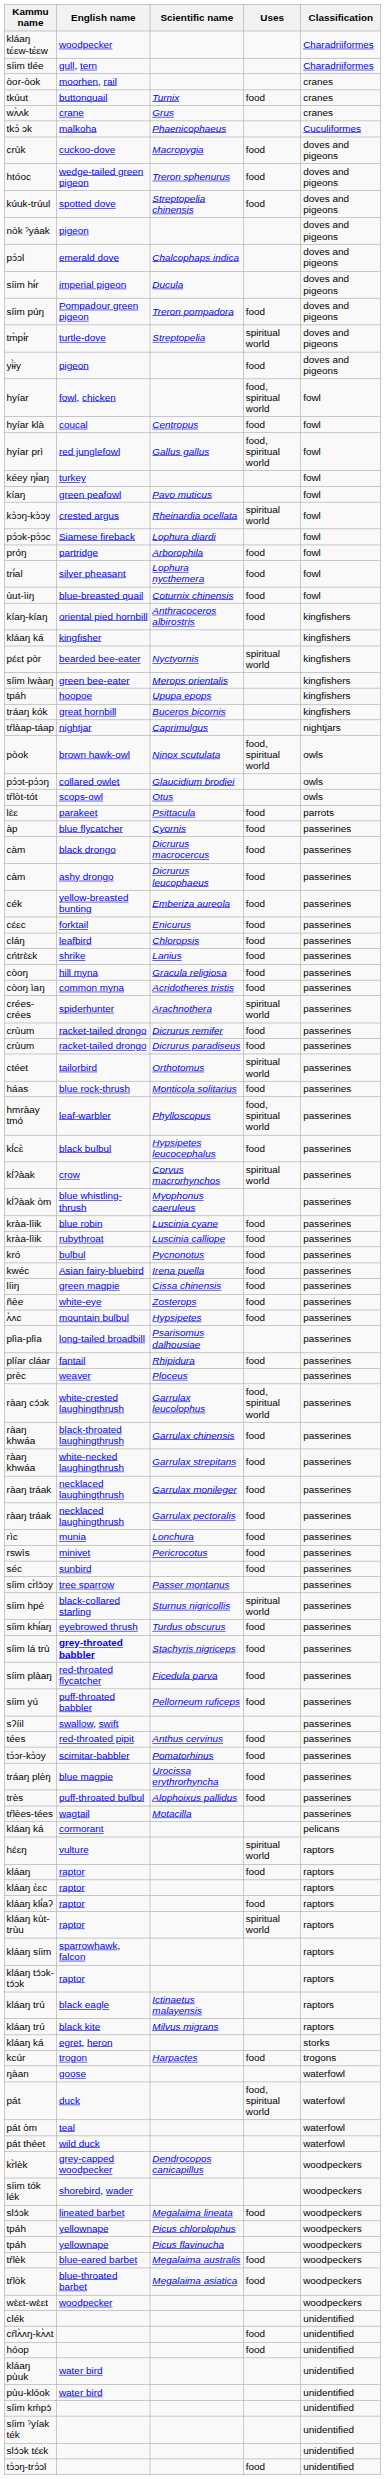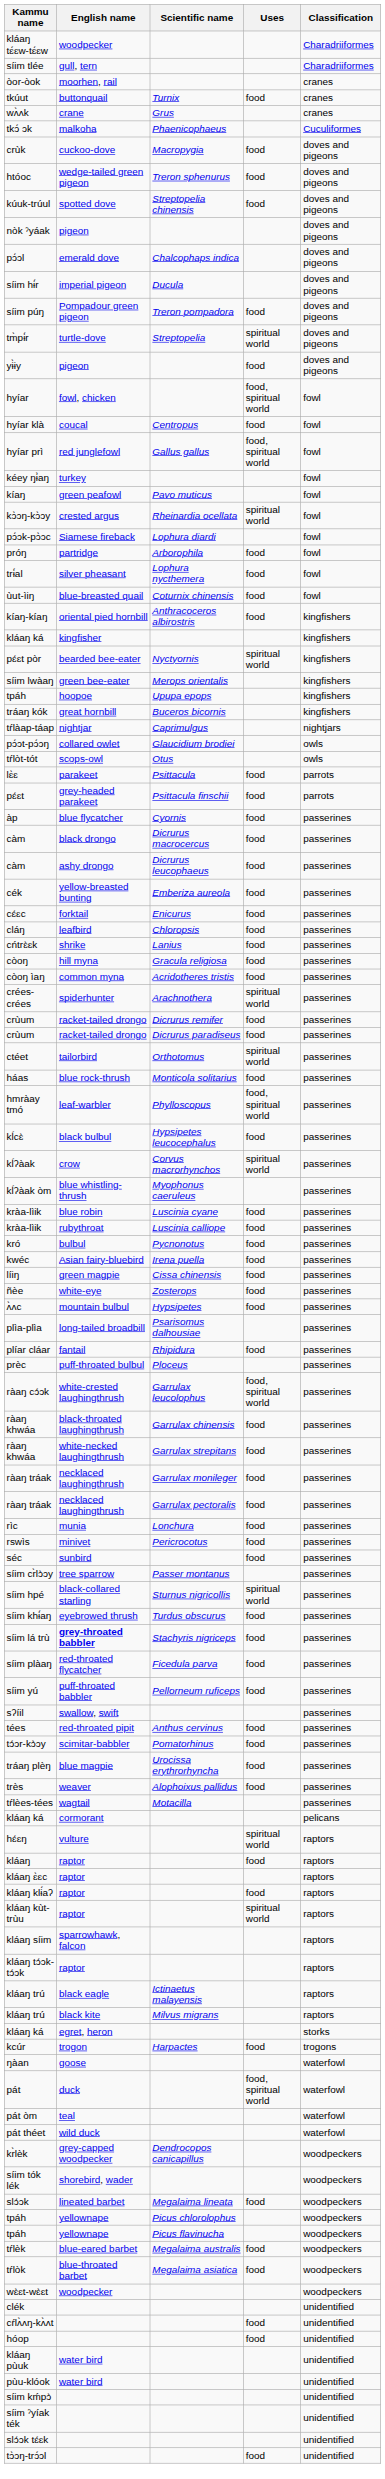- row: (17, 754)
+ row: (15, 796)
(75, 1376) weaver -> (102, 1365) puff-throated bulbul
(102, 1798) puff-throated bulbul -> (75, 1786) weaver
